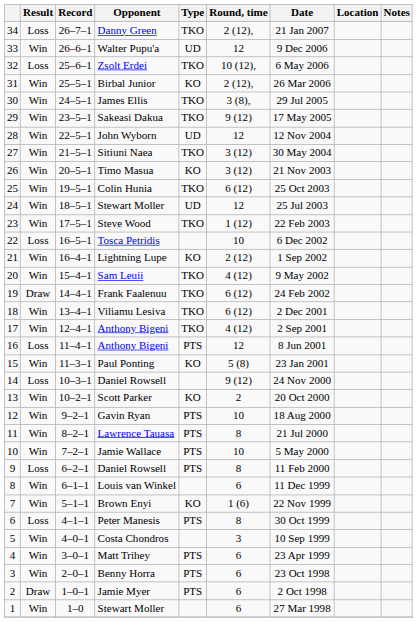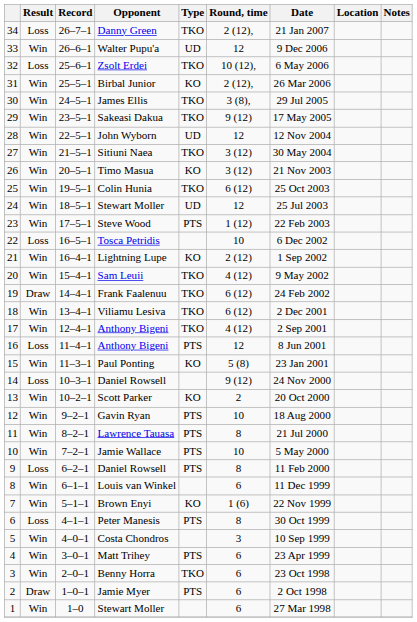(193, 223) TKO -> (193, 223) PTS
(193, 573) PTS -> (193, 573) TKO
